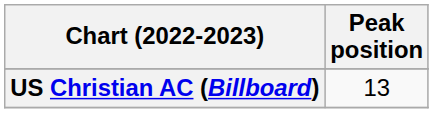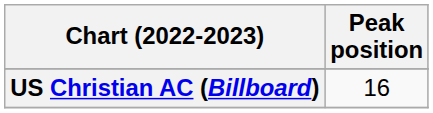(377, 88) 13 -> (377, 88) 16
